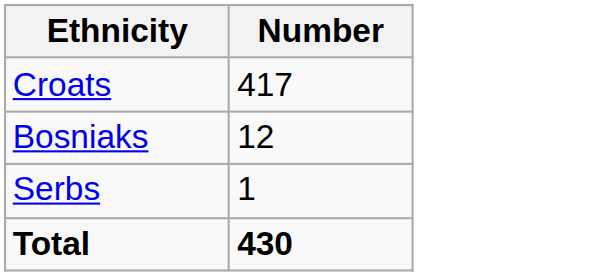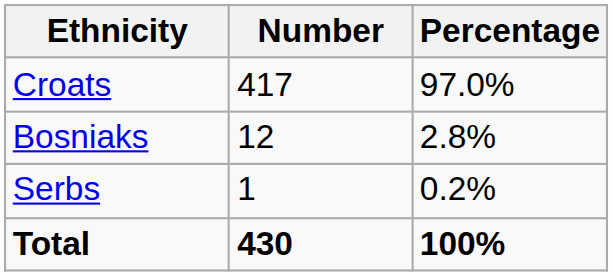+ column: (510, 31)
